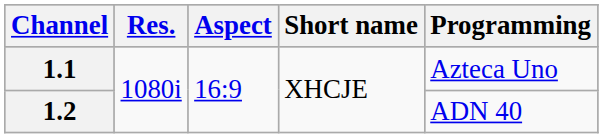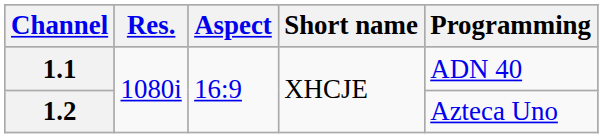(494, 68) Azteca Uno -> (476, 68) ADN 40
(476, 111) ADN 40 -> (494, 111) Azteca Uno
